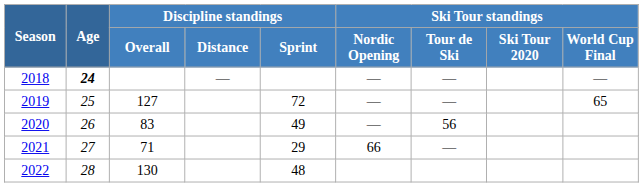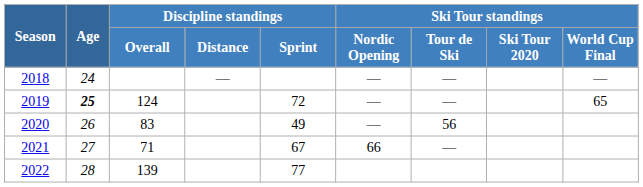(88, 78) bold -> (88, 78) normal
(88, 101) normal -> (88, 101) bold
(147, 101) 127 -> (147, 101) 124
(298, 148) 29 -> (298, 148) 67
(147, 171) 130 -> (147, 171) 139
(298, 171) 48 -> (298, 171) 77
